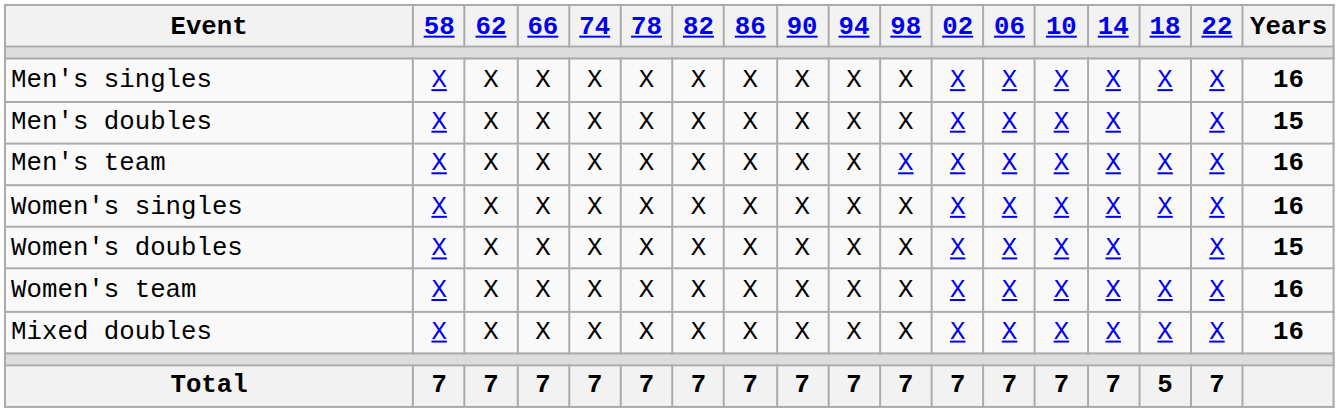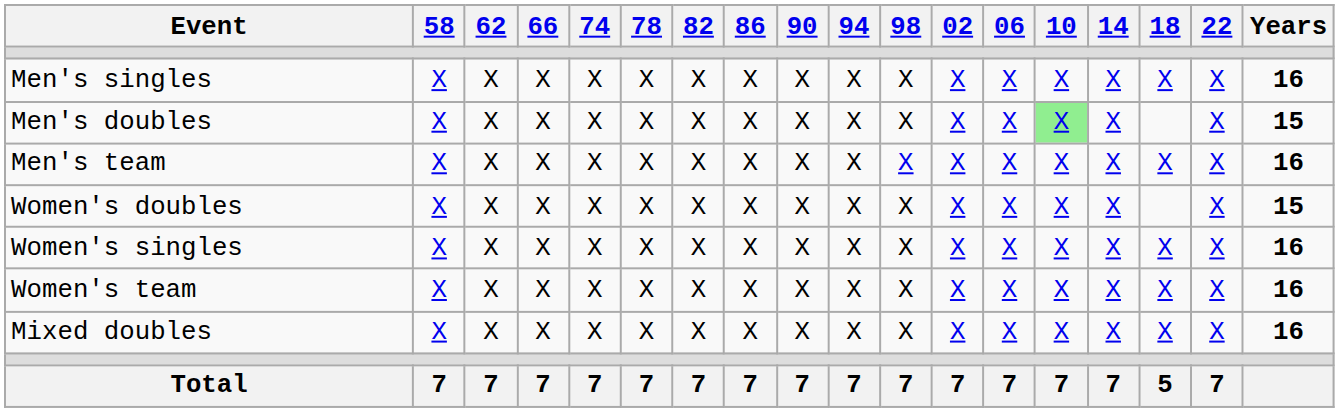(1061, 122) no background -> (1061, 122) lightgreen background
rows swapped: (127, 206) <-> (127, 248)
